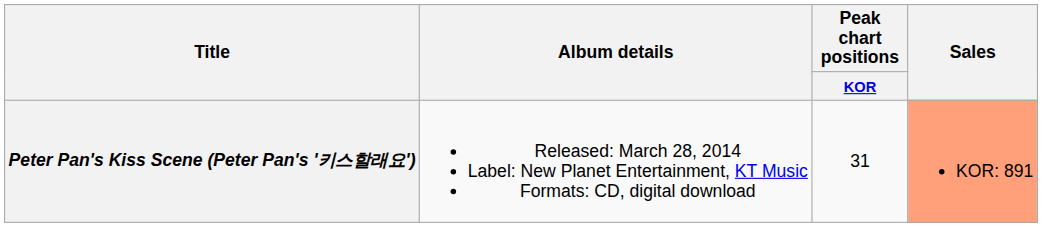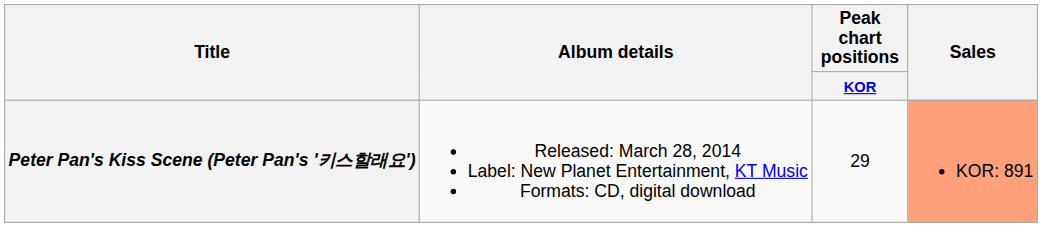(860, 161) 31 -> (860, 161) 29
